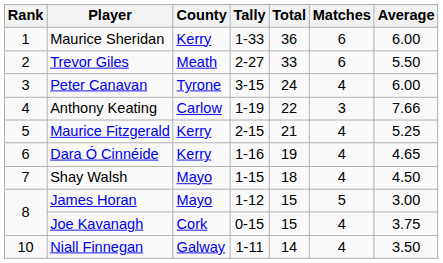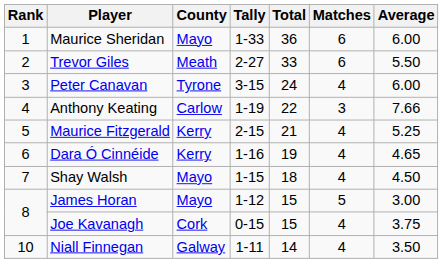(194, 39) Kerry -> (194, 39) Mayo
